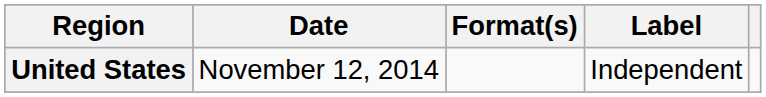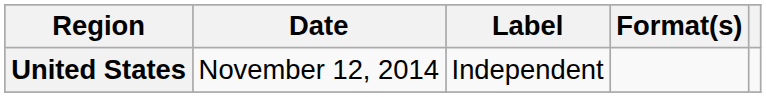columns swapped: (515, 26) <-> (666, 26)
